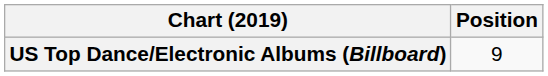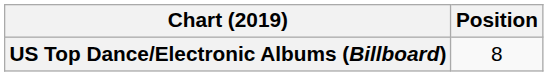(497, 53) 9 -> (497, 53) 8
